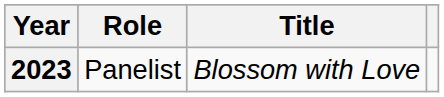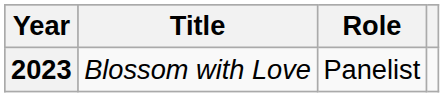columns swapped: (307, 26) <-> (133, 26)
